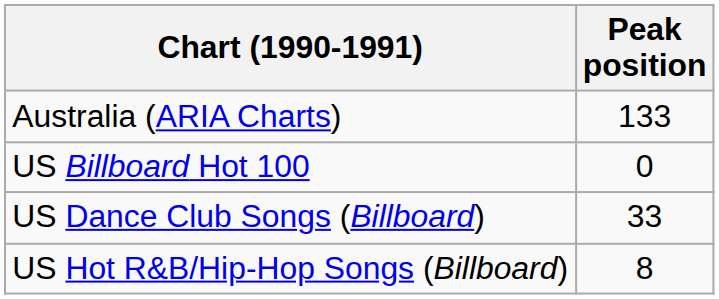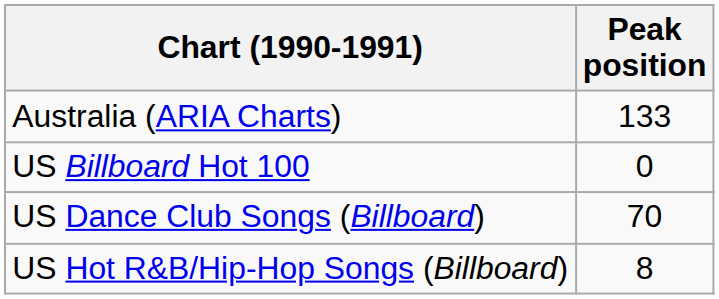(645, 217) 33 -> (645, 217) 70
